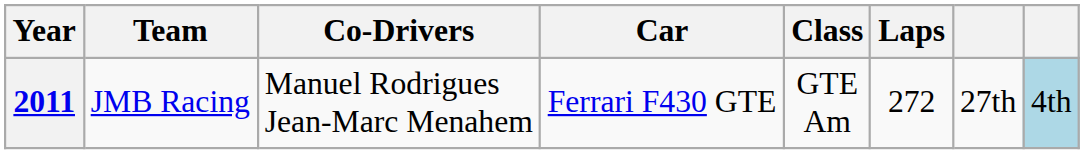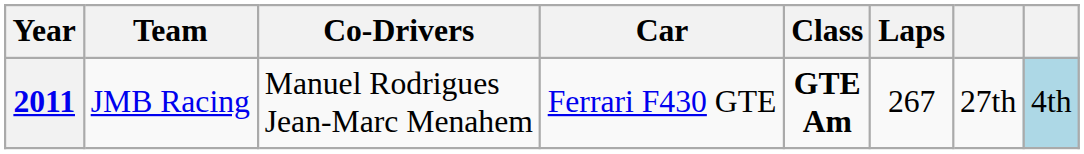(827, 101) normal -> (827, 101) bold
(912, 101) 272 -> (912, 101) 267
